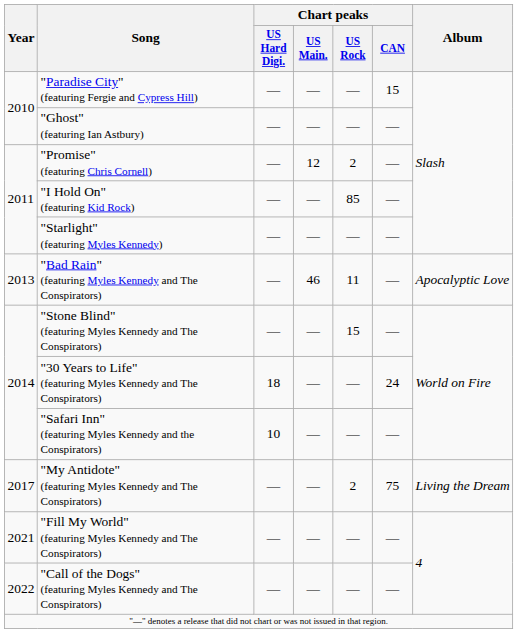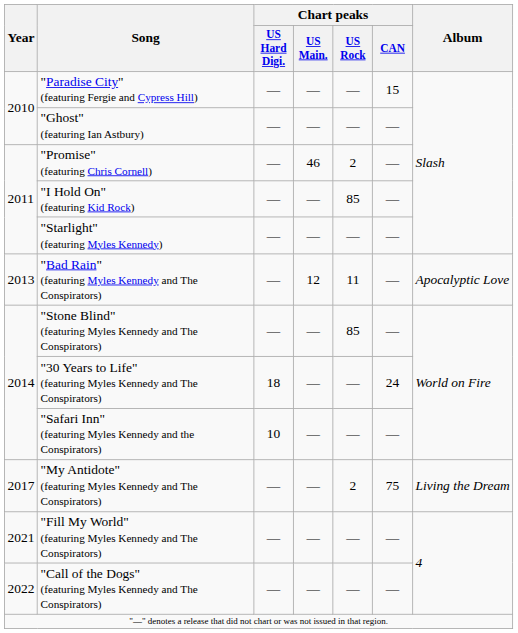(313, 162) 12 -> (313, 162) 46
(313, 279) 46 -> (313, 279) 12
(353, 331) 15 -> (353, 331) 85
